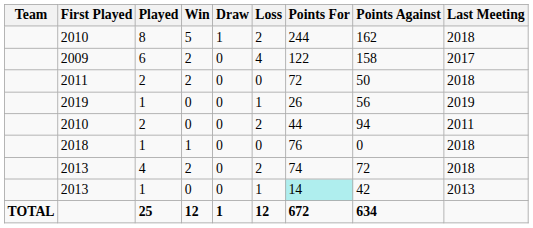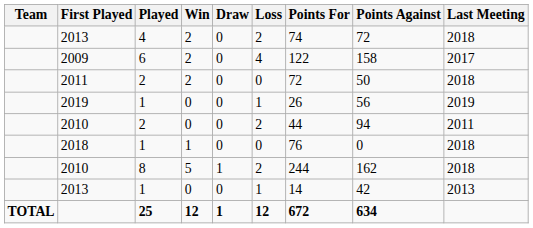rows swapped: (75, 168) <-> (75, 37)
(295, 189) paleturquoise background -> (295, 189) no background
